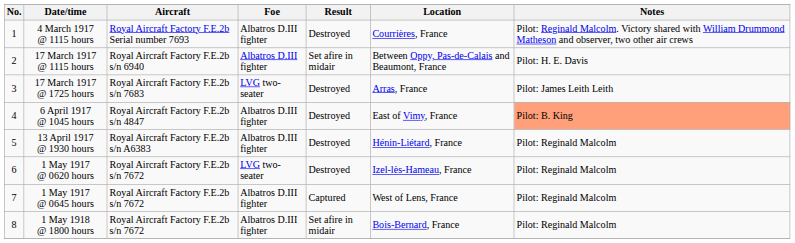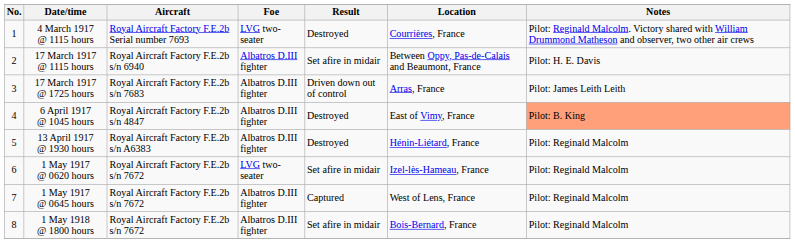(269, 34) Albatros D.III fighter -> (261, 34) LVG two-seater
(261, 88) LVG two-seater -> (269, 88) Albatros D.III fighter
(329, 88) Destroyed -> (341, 88) Driven down out of control
(329, 170) Destroyed -> (344, 170) Set afire in midair
